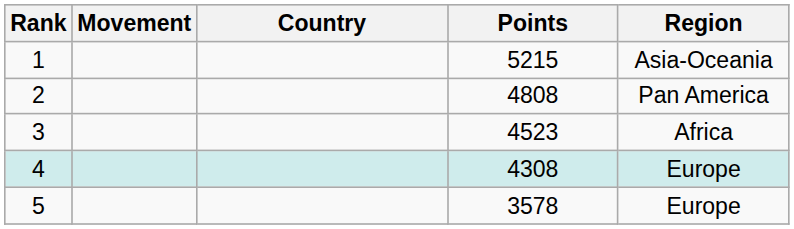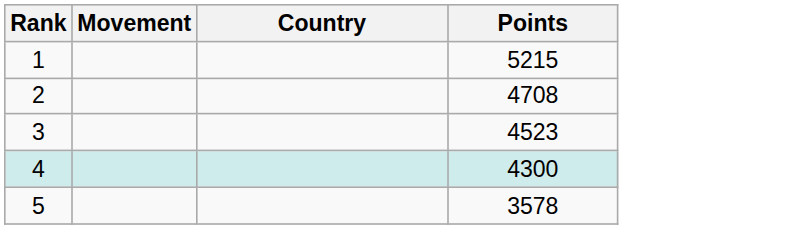- column: (704, 23)
(533, 96) 4808 -> (533, 96) 4708
(533, 169) 4308 -> (533, 169) 4300
